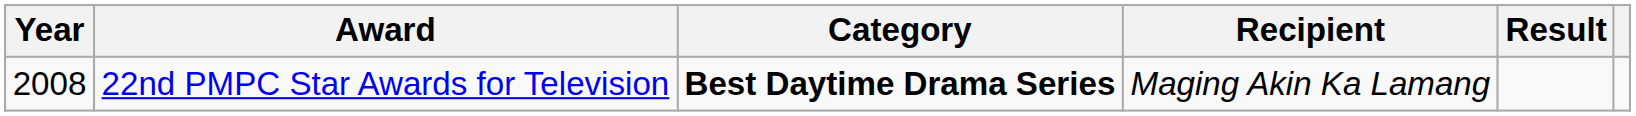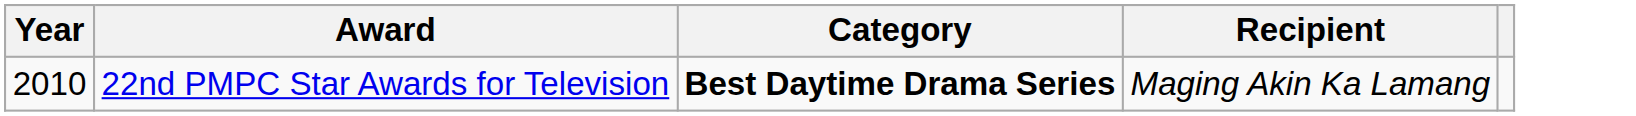- column: (1556, 30)
(50, 83) 2008 -> (50, 83) 2010
